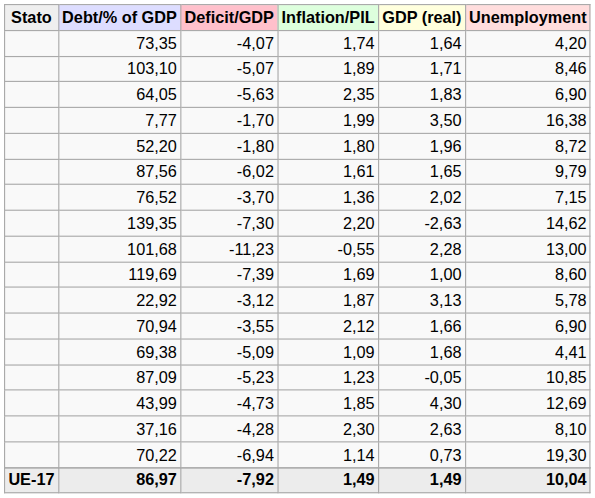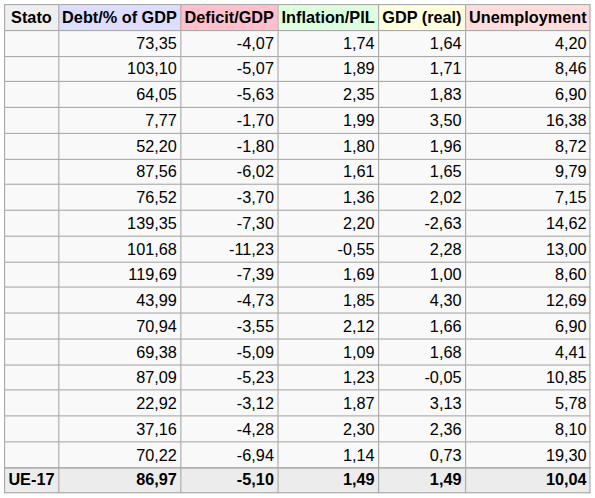rows swapped: (157, 301) <-> (157, 403)
(446, 429) 2,63 -> (446, 429) 2,36
(255, 481) -7,92 -> (255, 481) -5,10
